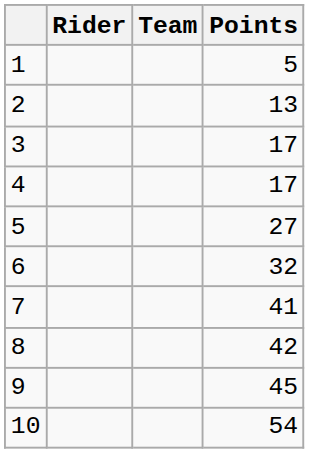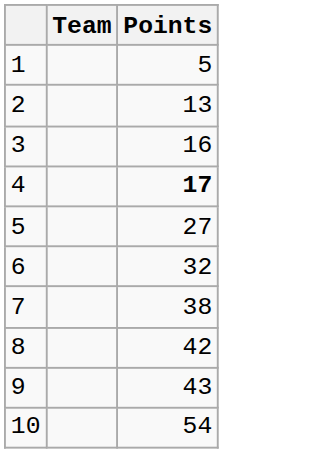- column: (89, 25)
(283, 146) 17 -> (197, 146) 16
(283, 186) normal -> (197, 186) bold
(283, 307) 41 -> (197, 307) 38
(283, 387) 45 -> (197, 387) 43
